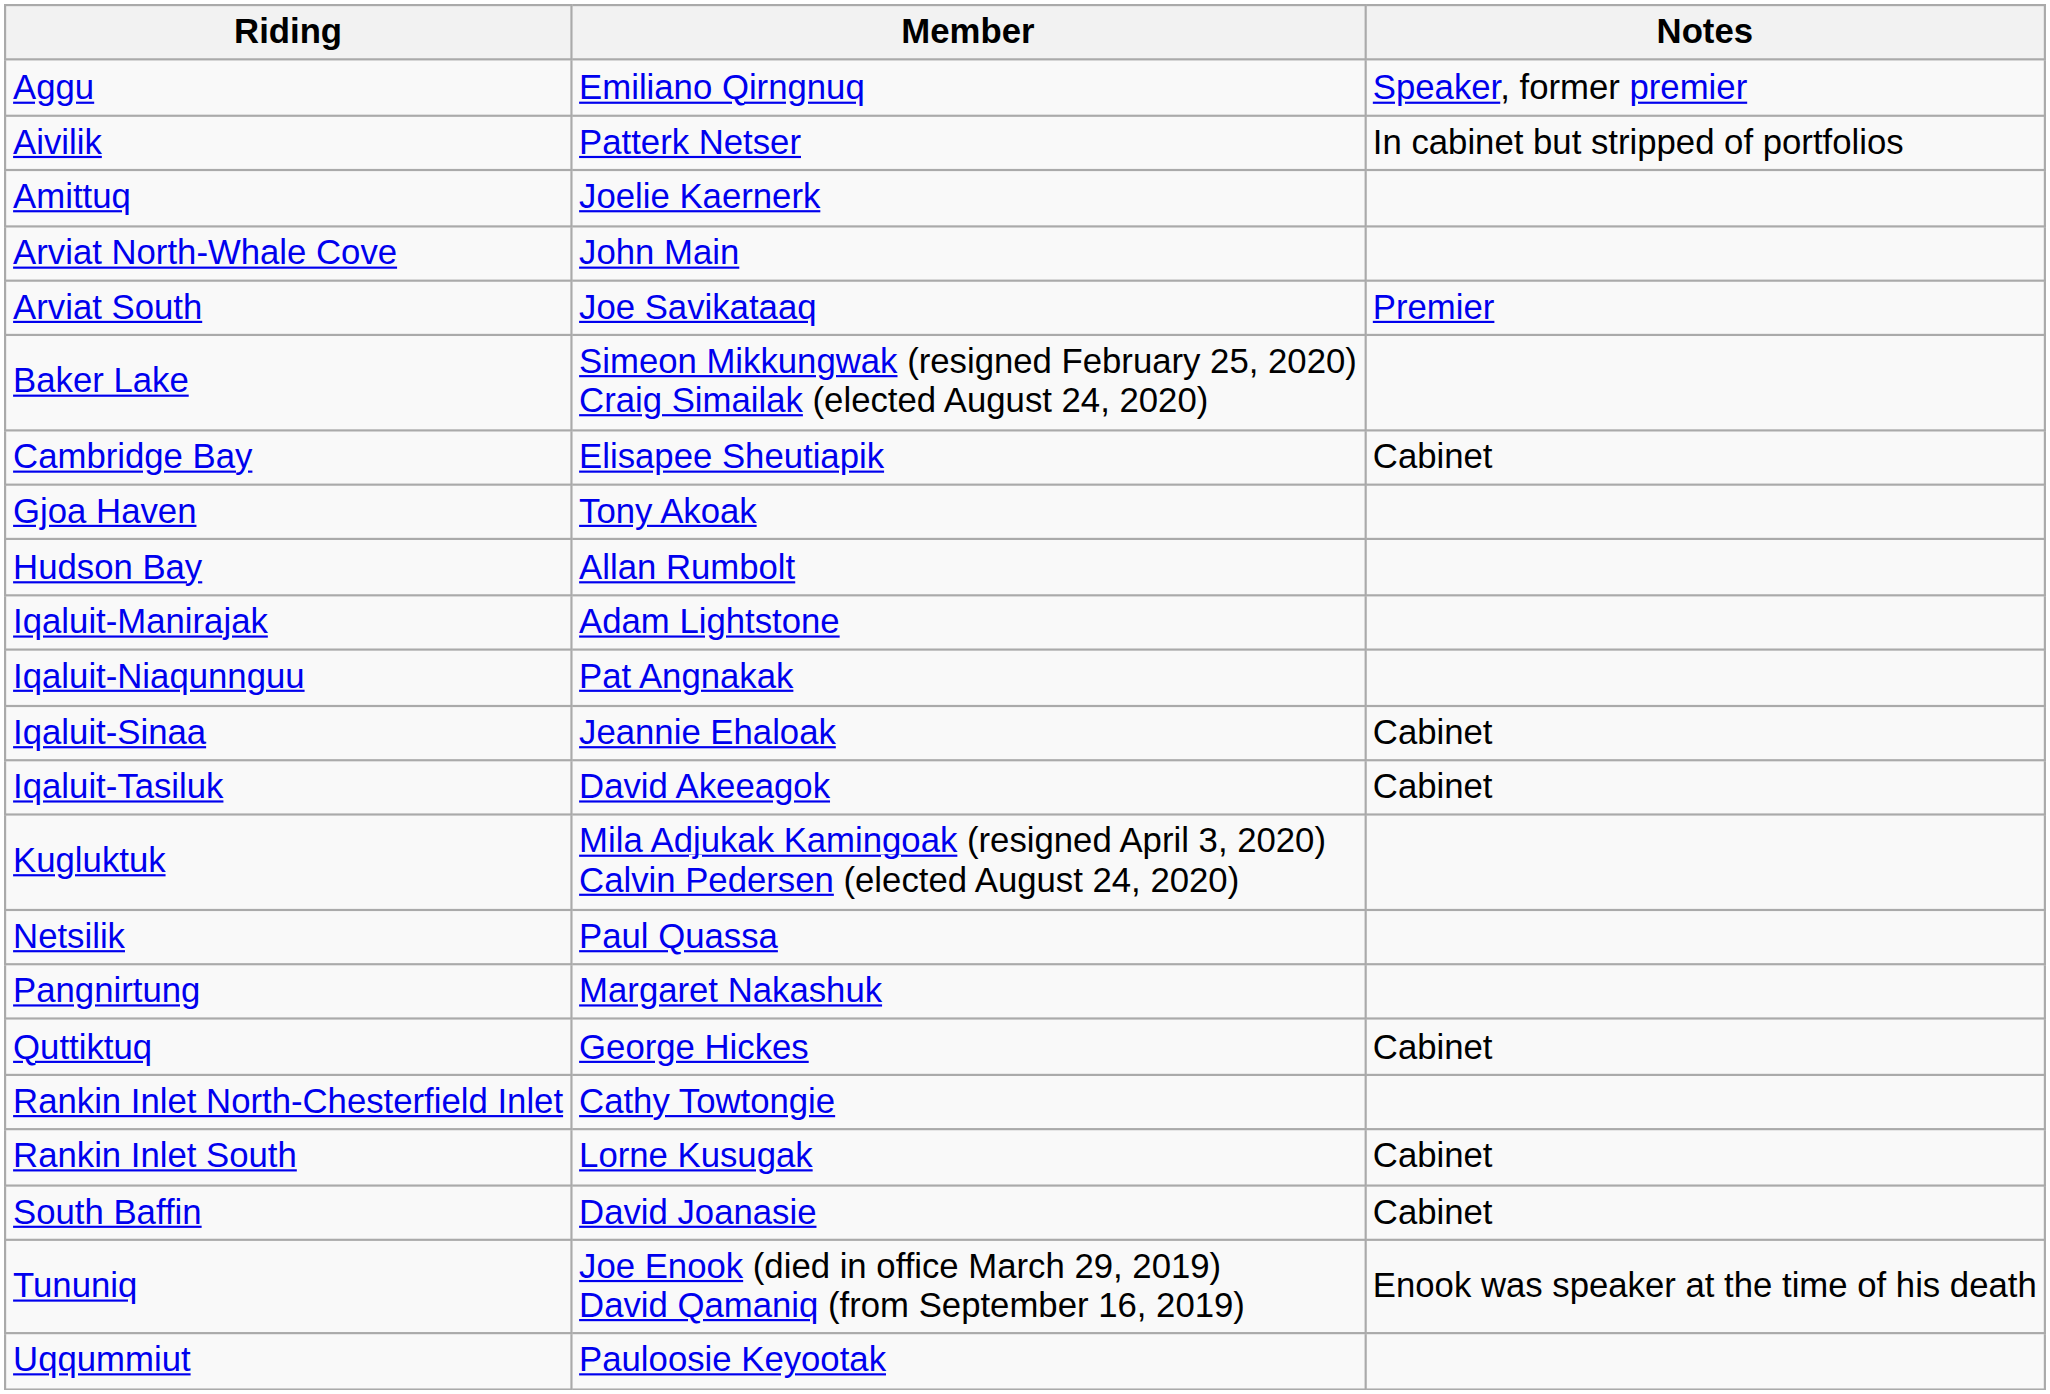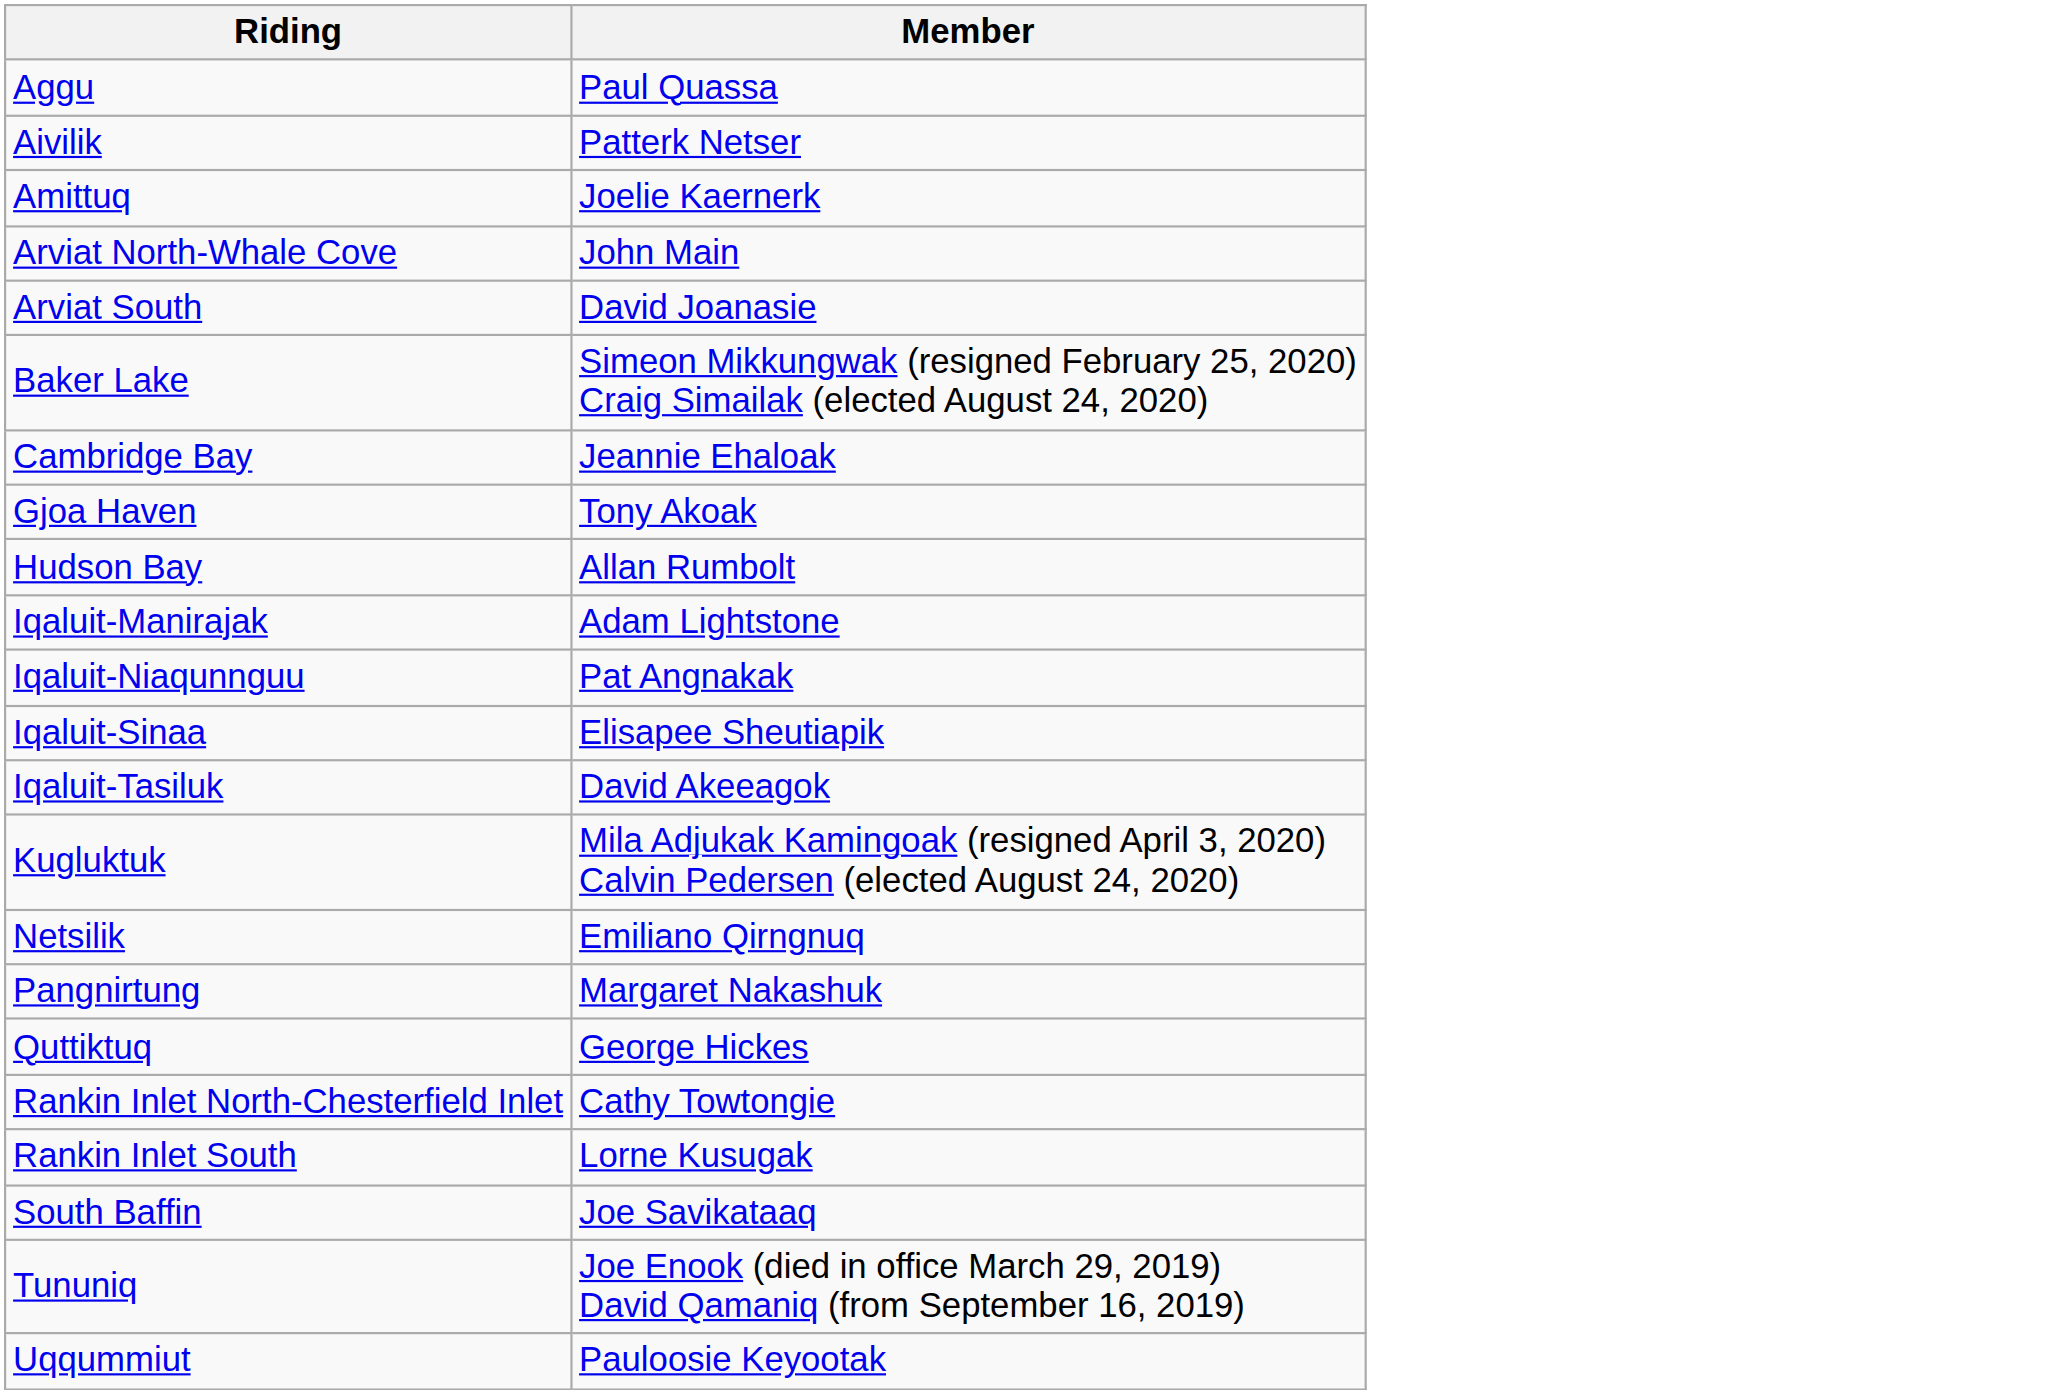- column: (1705, 32)
(722, 87) Emiliano Qirngnuq -> (678, 87) Paul Quassa
(698, 307) Joe Savikataaq -> (698, 307) David Joanasie
(732, 456) Elisapee Sheutiapik -> (707, 456) Jeannie Ehaloak
(707, 731) Jeannie Ehaloak -> (732, 731) Elisapee Sheutiapik
(678, 936) Paul Quassa -> (722, 936) Emiliano Qirngnuq
(698, 1211) David Joanasie -> (698, 1211) Joe Savikataaq
